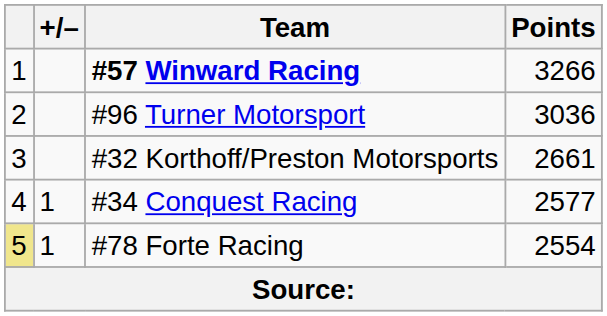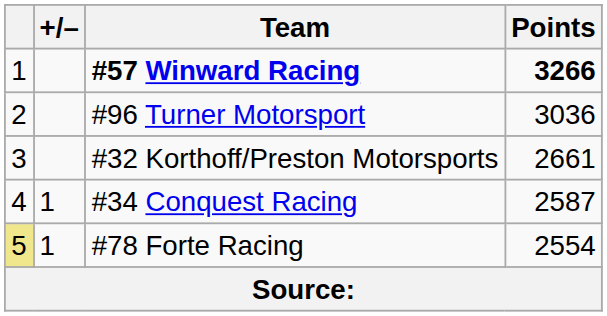(565, 71) normal -> (565, 71) bold
(565, 202) 2577 -> (565, 202) 2587
